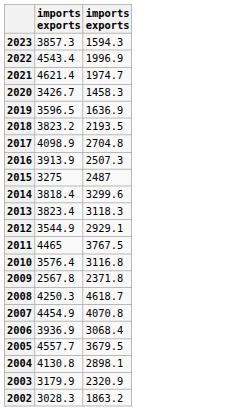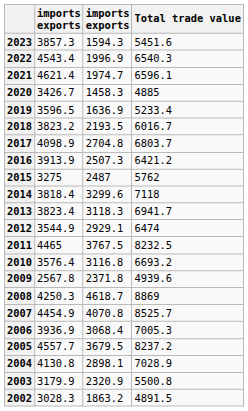+ column: (188, 19)
